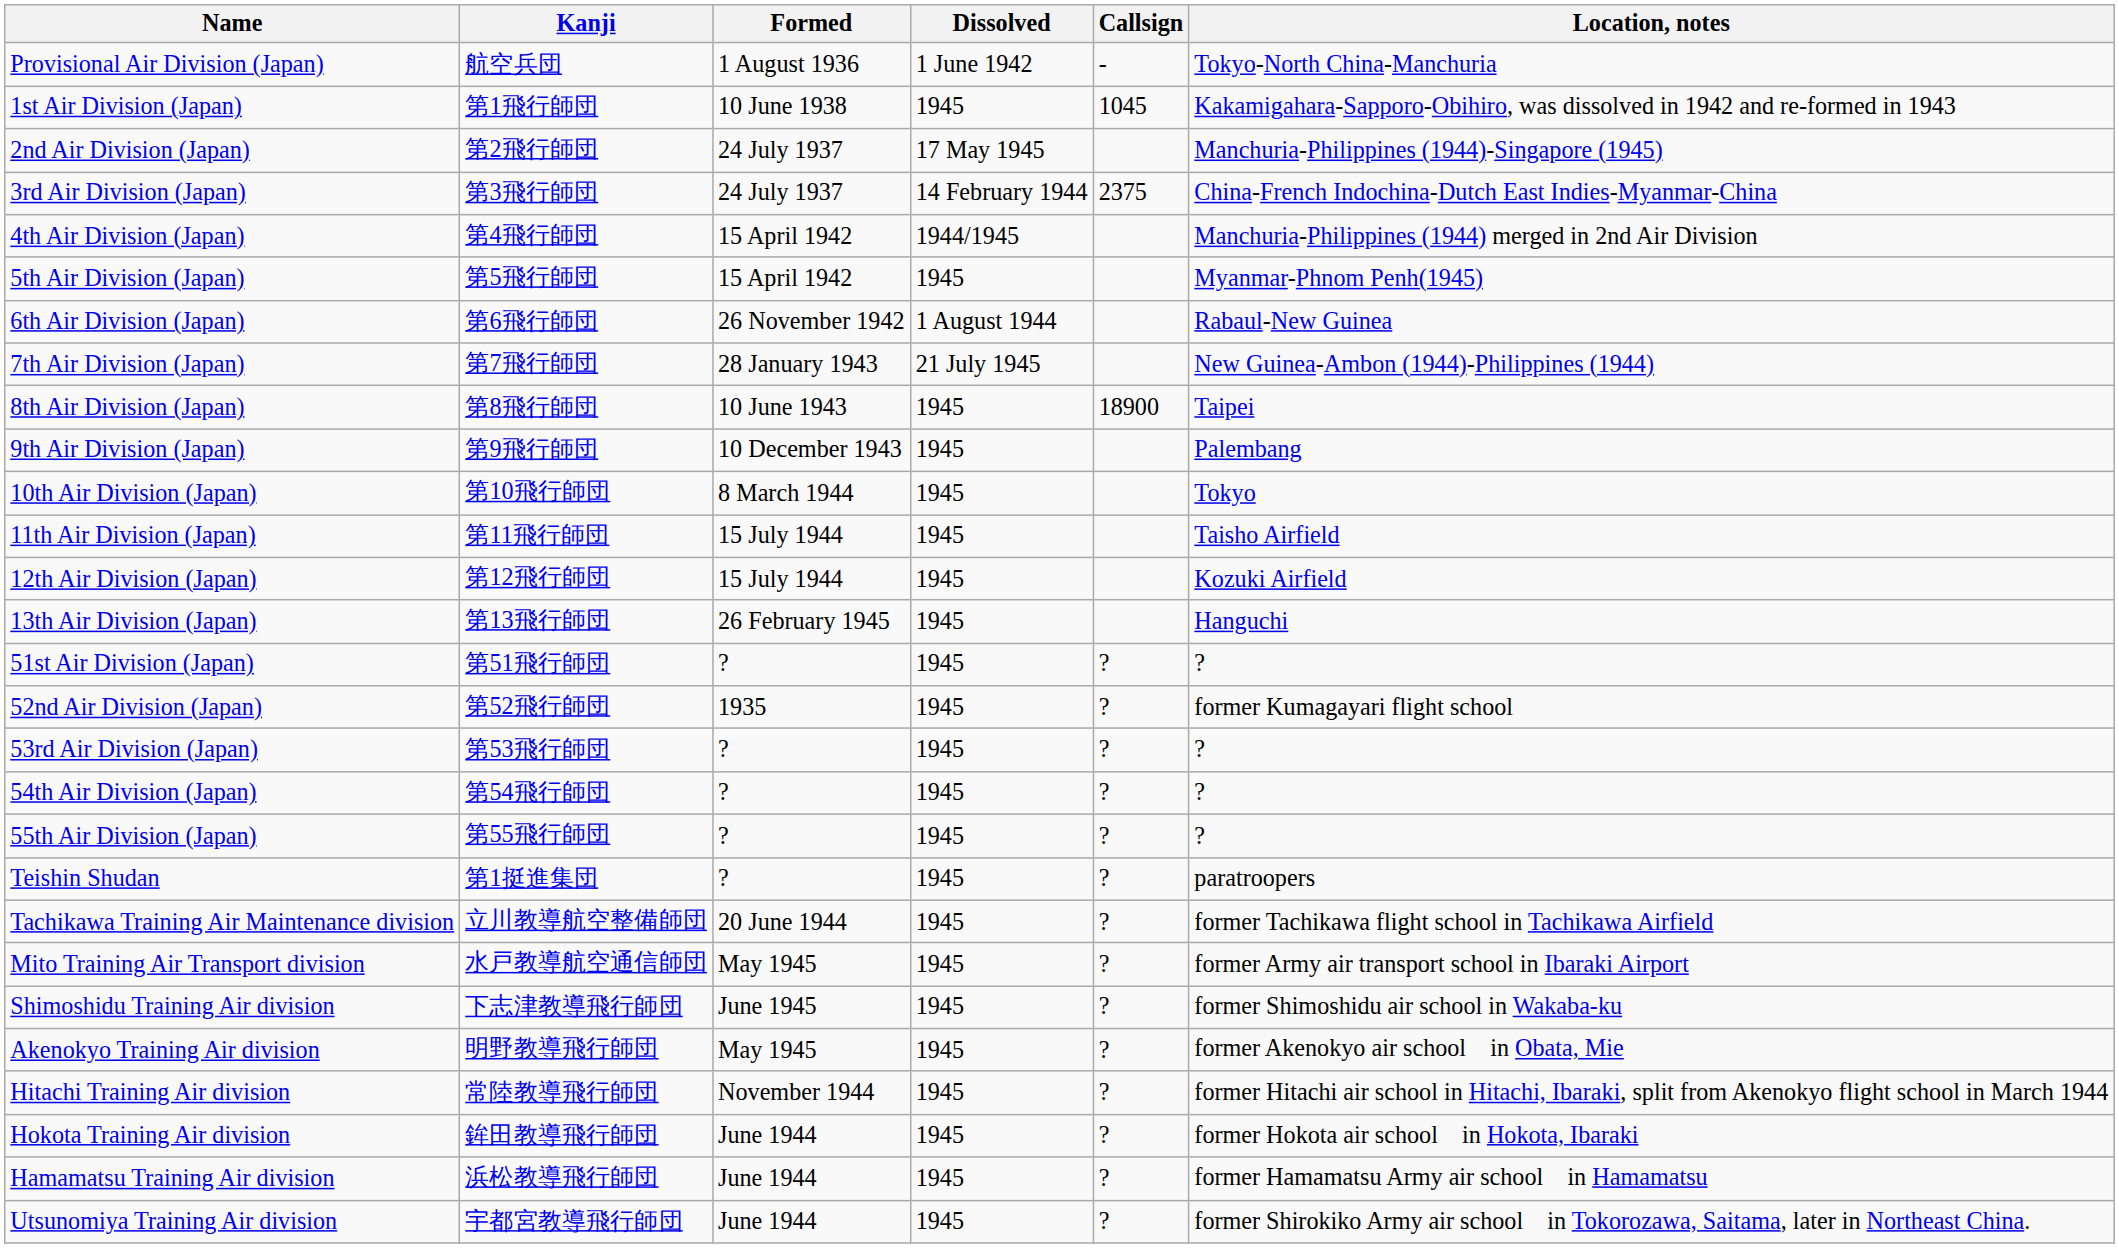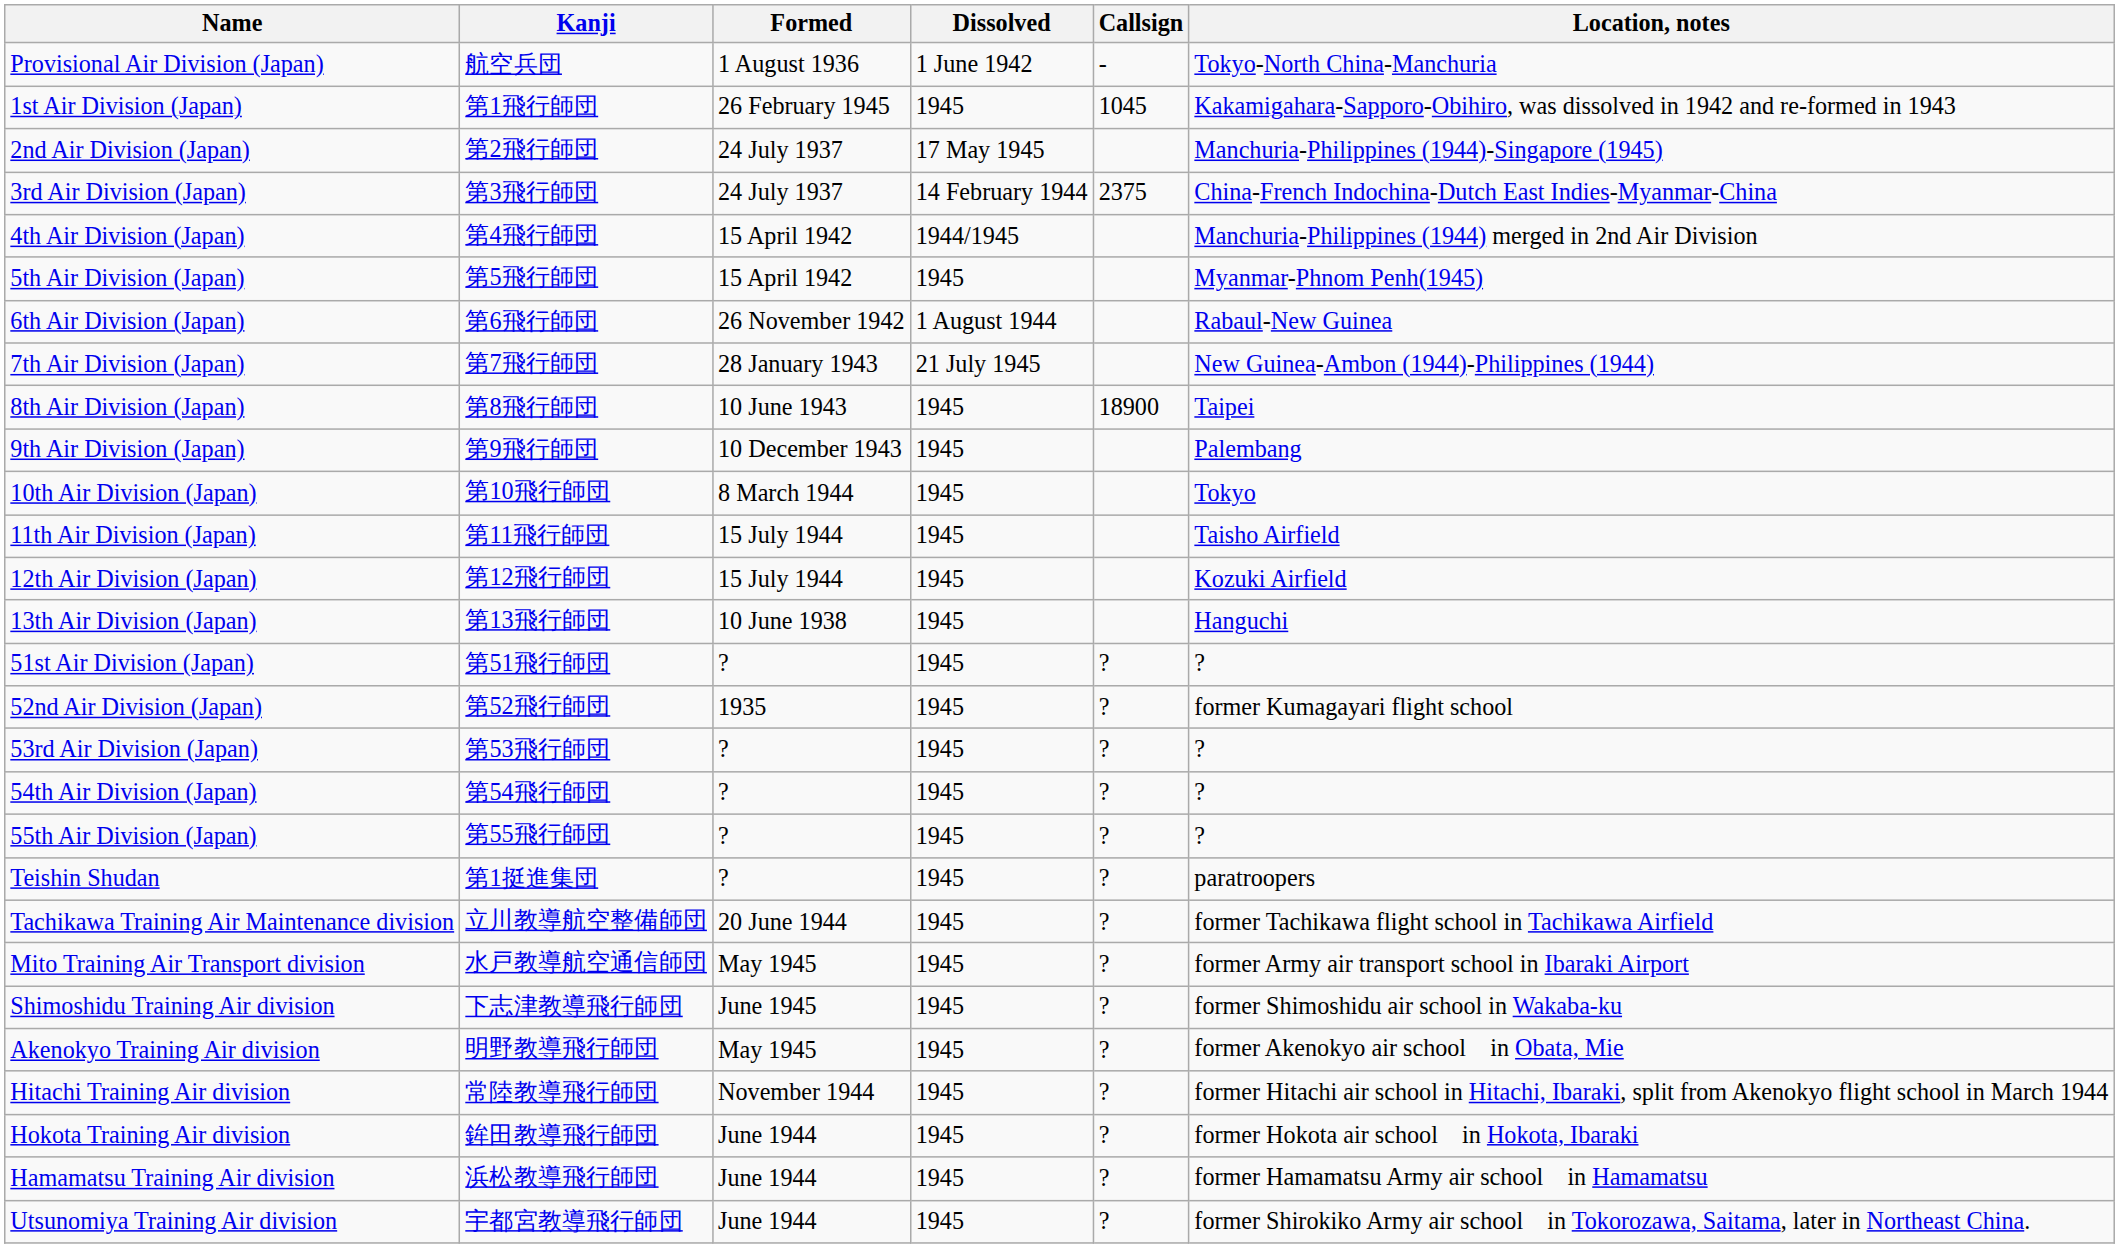(782, 107) 10 June 1938 -> (804, 107) 26 February 1945
(804, 621) 26 February 1945 -> (782, 621) 10 June 1938
